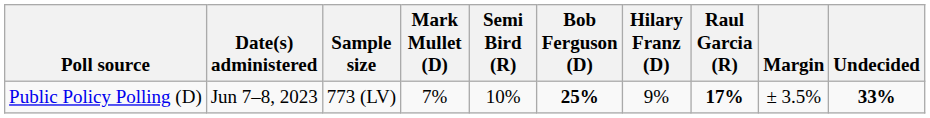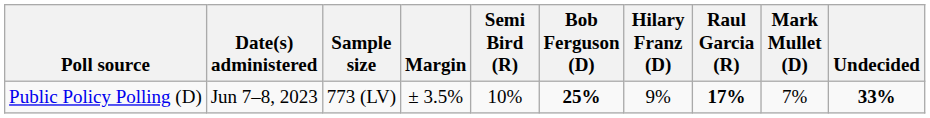columns swapped: (794, 65) <-> (435, 43)
